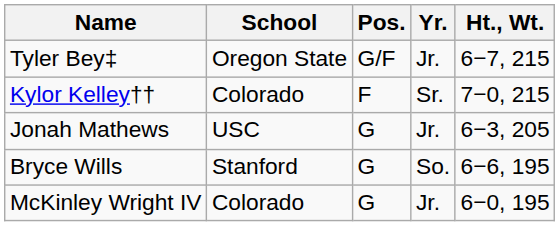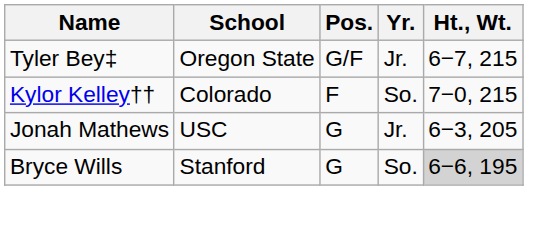(430, 94) Sr. -> (401, 94) So.
(505, 166) no background -> (473, 166) lightgrey background
- row: (106, 202)
